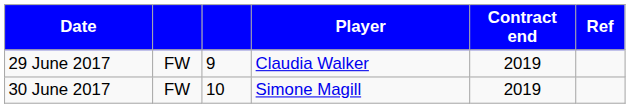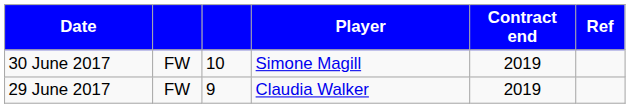rows swapped: (59, 63) <-> (59, 90)
